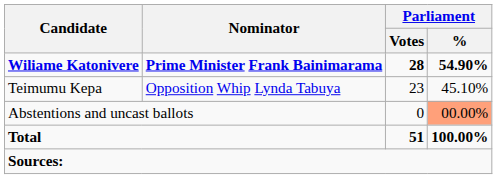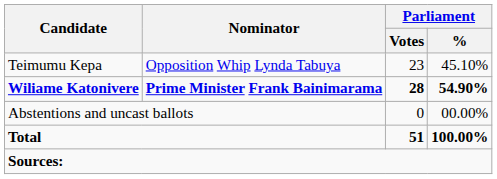rows swapped: (73, 64) <-> (55, 88)
(465, 112) lightsalmon background -> (465, 112) no background
